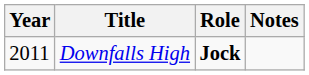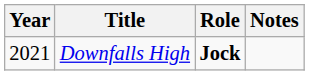(29, 53) 2011 -> (30, 53) 2021
